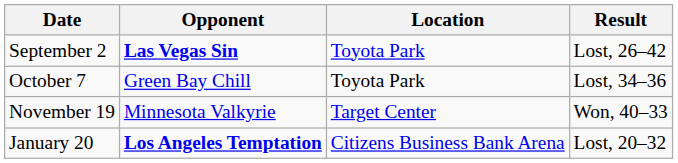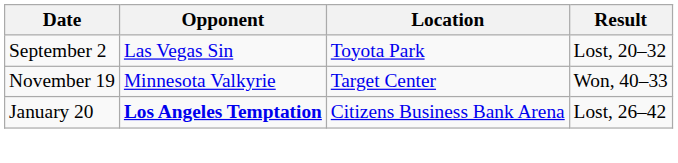(181, 50) bold -> (179, 50) normal
(620, 50) Lost, 26–42 -> (620, 50) Lost, 20–32
- row: (48, 81)
(620, 142) Lost, 20–32 -> (620, 111) Lost, 26–42
